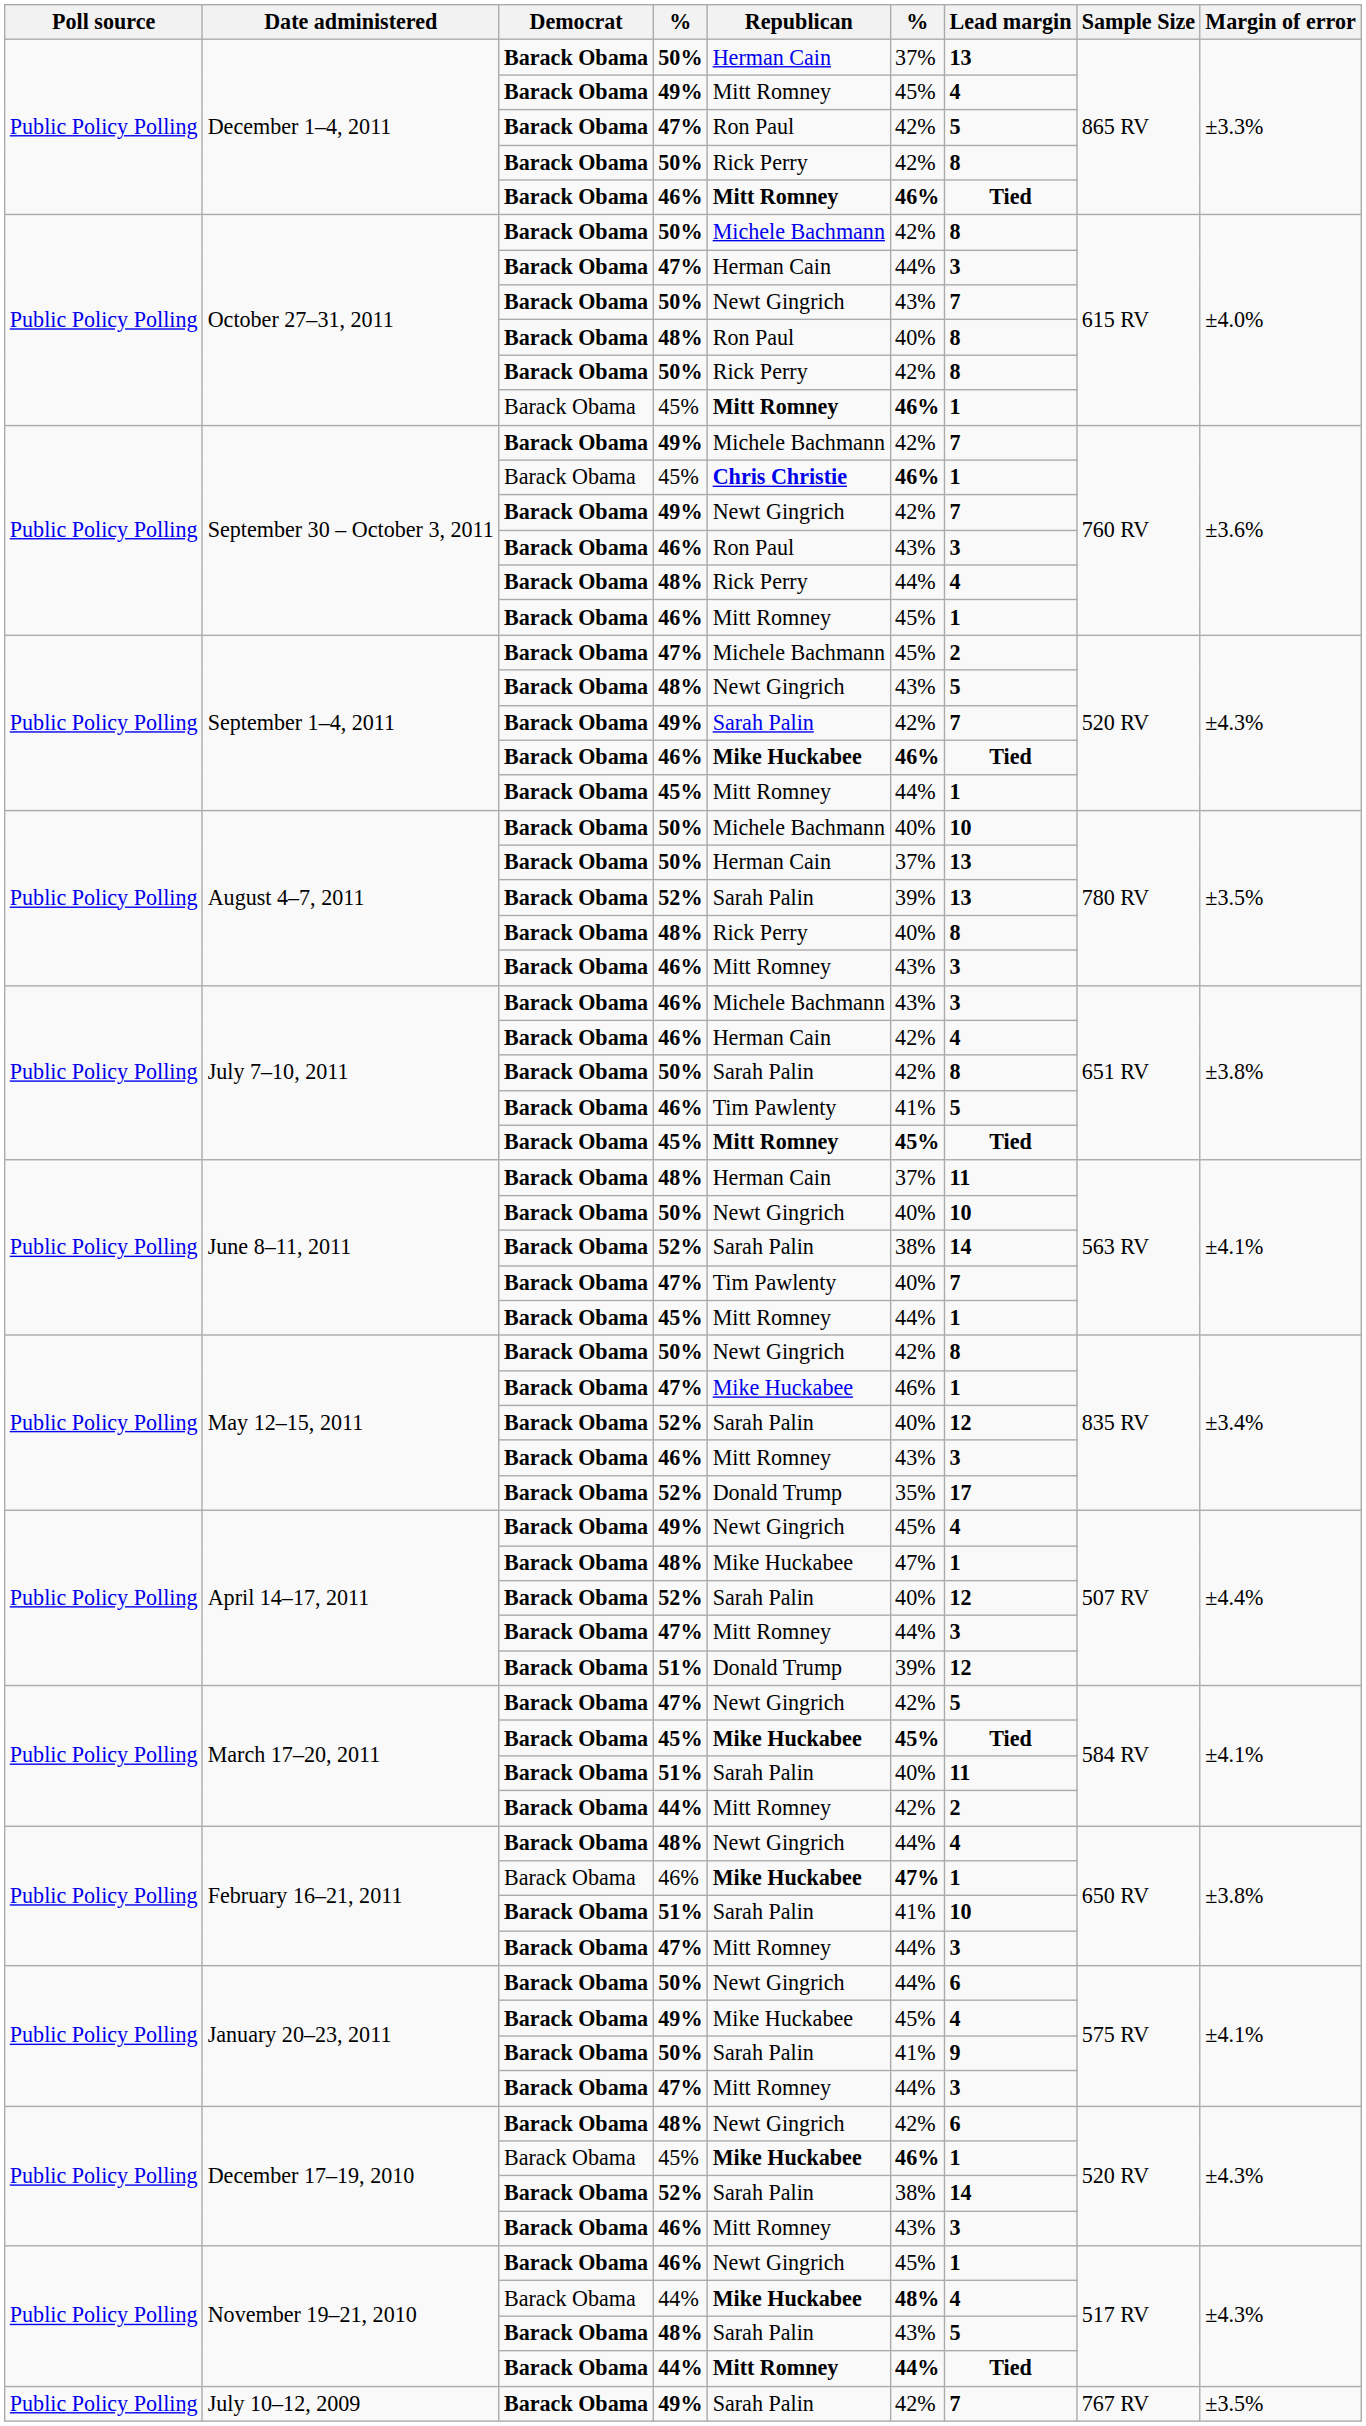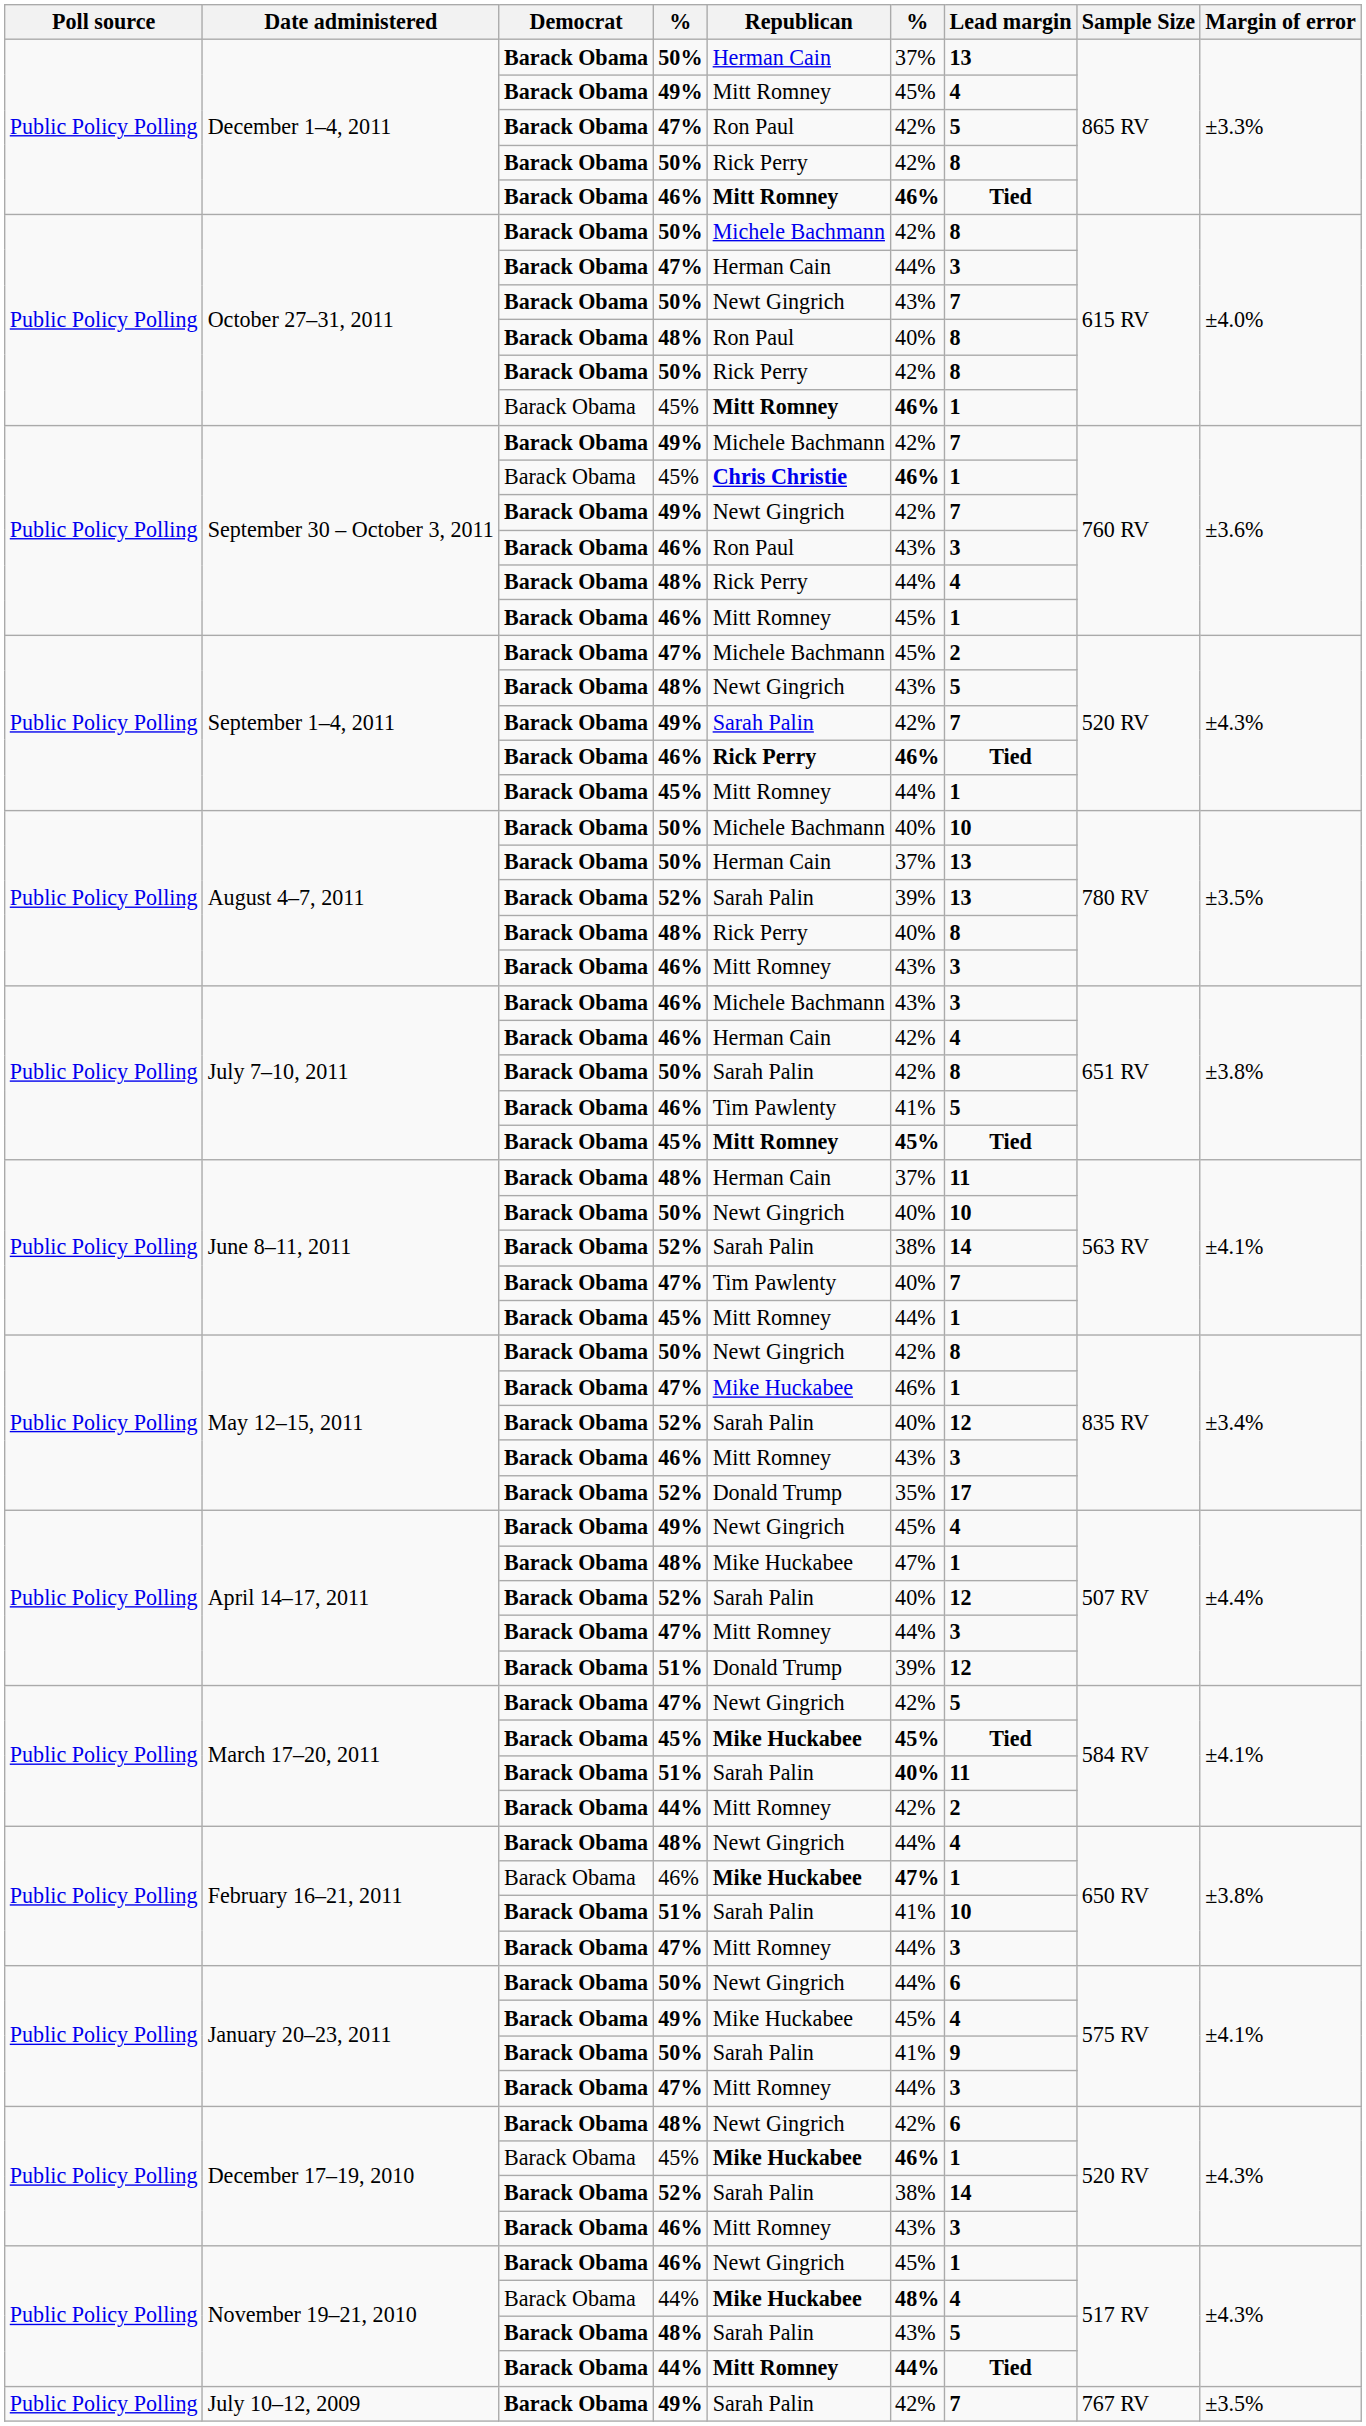(787, 757) Mike Huckabee -> (764, 757) Rick Perry
(915, 1772) normal -> (917, 1772) bold
